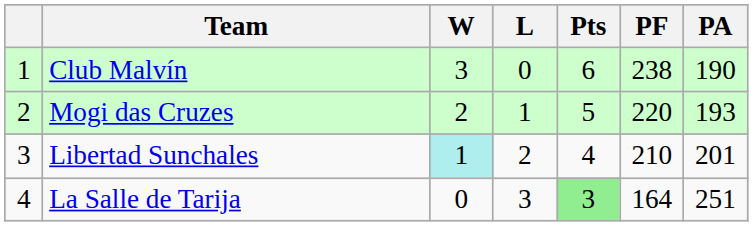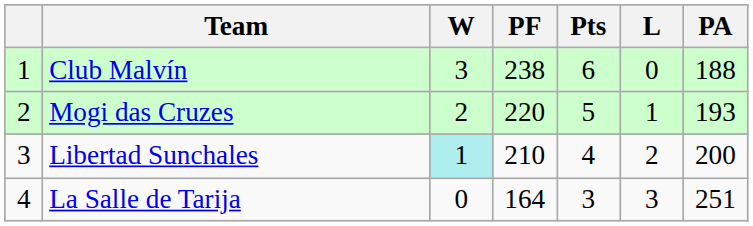columns swapped: (525, 26) <-> (652, 26)
(715, 69) 190 -> (715, 69) 188
(715, 155) 201 -> (715, 155) 200
(588, 198) lightgreen background -> (588, 198) no background
